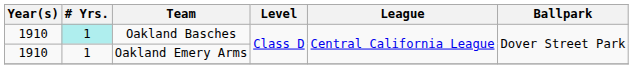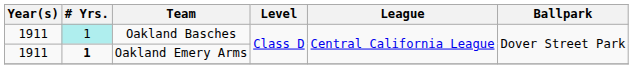(33, 34) 1910 -> (33, 34) 1911
(33, 54) 1910 -> (33, 54) 1911
(87, 54) normal -> (87, 54) bold
